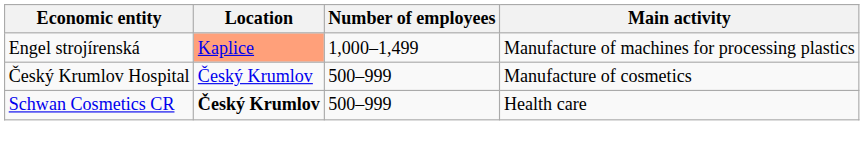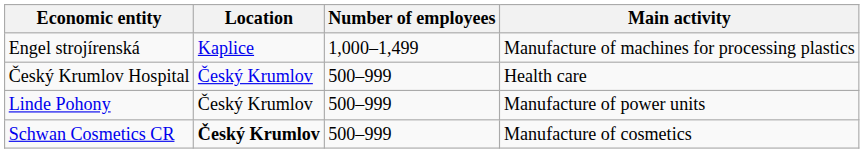(226, 47) lightsalmon background -> (226, 47) no background
(598, 76) Manufacture of cosmetics -> (545, 76) Health care
+ row: (60, 104)
(545, 104) Health care -> (598, 133) Manufacture of cosmetics
